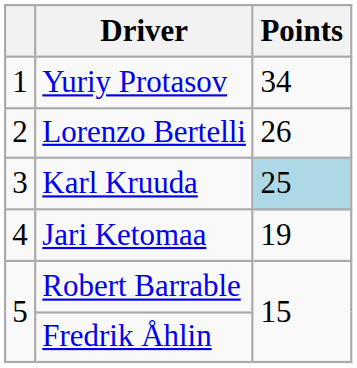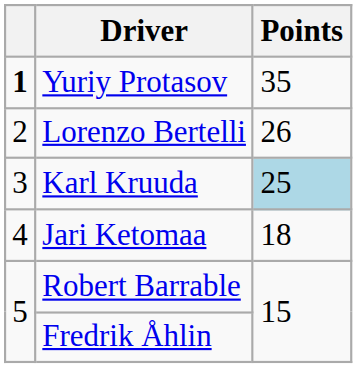(20, 81) normal -> (20, 81) bold
(276, 81) 34 -> (276, 81) 35
(276, 234) 19 -> (276, 234) 18
